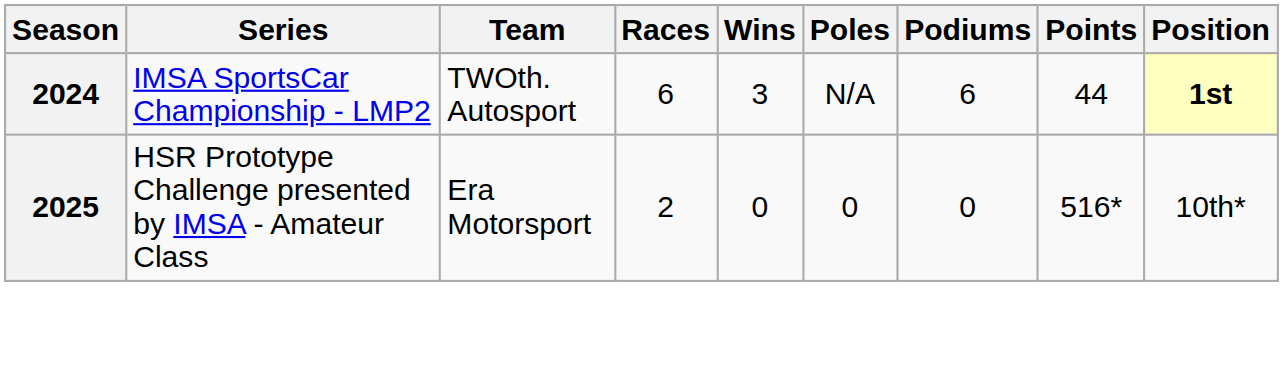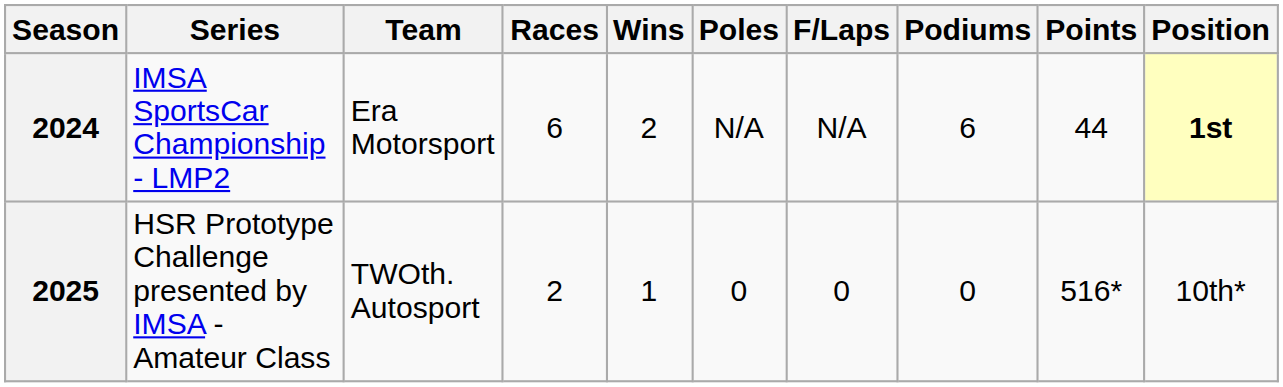+ column: (842, 29)
(512, 93) TWOth. Autosport -> (423, 127) Era Motorsport
(760, 93) 3 -> (649, 127) 2
(519, 208) Era Motorsport -> (415, 292) TWOth. Autosport
(760, 208) 0 -> (649, 292) 1
